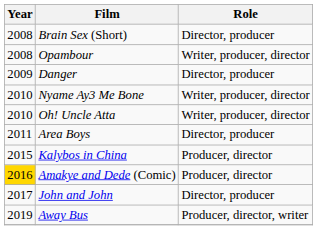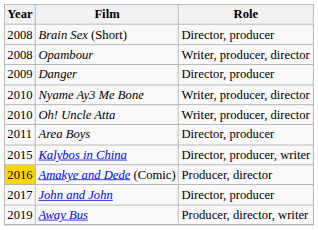(227, 154) Producer, director -> (246, 154) Director, producer, writer
